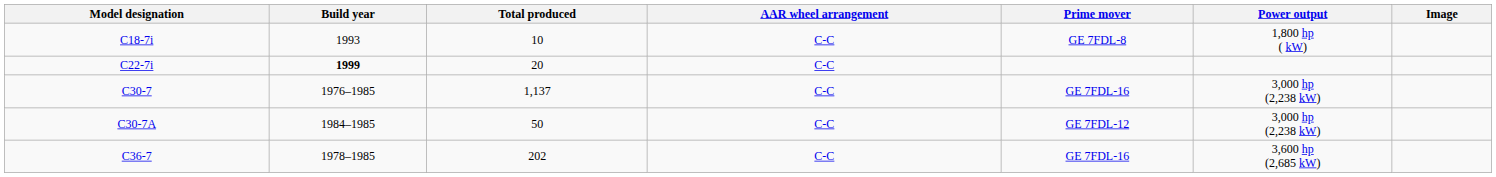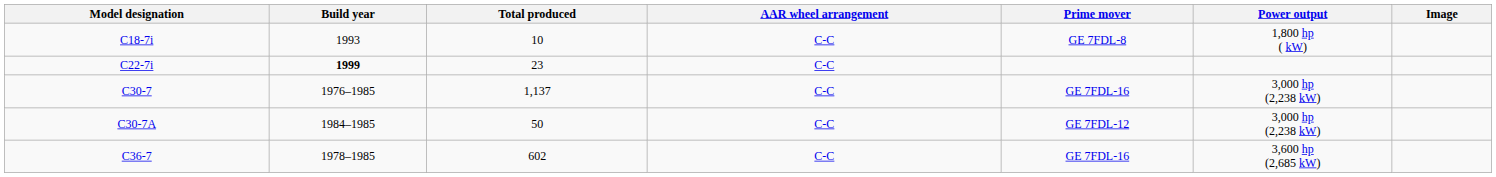(537, 65) 20 -> (537, 65) 23
(537, 156) 202 -> (537, 156) 602
